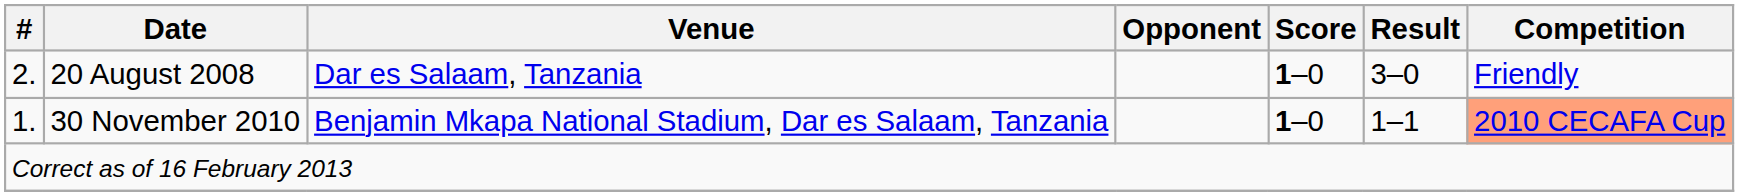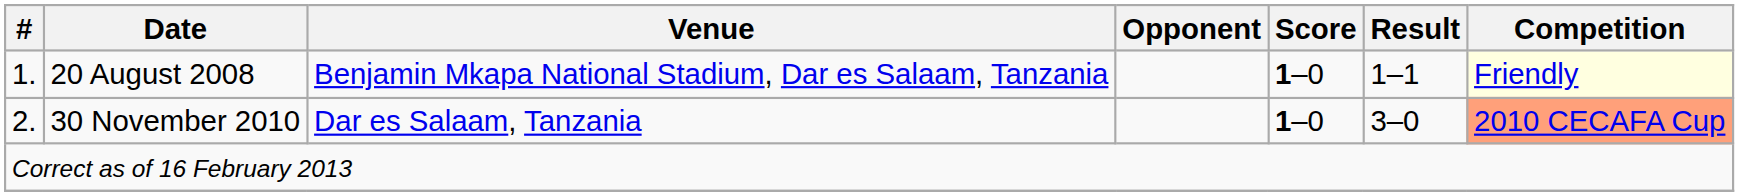(24, 74) 2. -> (24, 74) 1.
(478, 74) Dar es Salaam, Tanzania -> (711, 74) Benjamin Mkapa National Stadium, Dar es Salaam, Tanzania
(1395, 74) 3–0 -> (1395, 74) 1–1
(1526, 74) no background -> (1526, 74) lightyellow background
(24, 120) 1. -> (24, 120) 2.
(711, 120) Benjamin Mkapa National Stadium, Dar es Salaam, Tanzania -> (478, 120) Dar es Salaam, Tanzania
(1395, 120) 1–1 -> (1395, 120) 3–0
